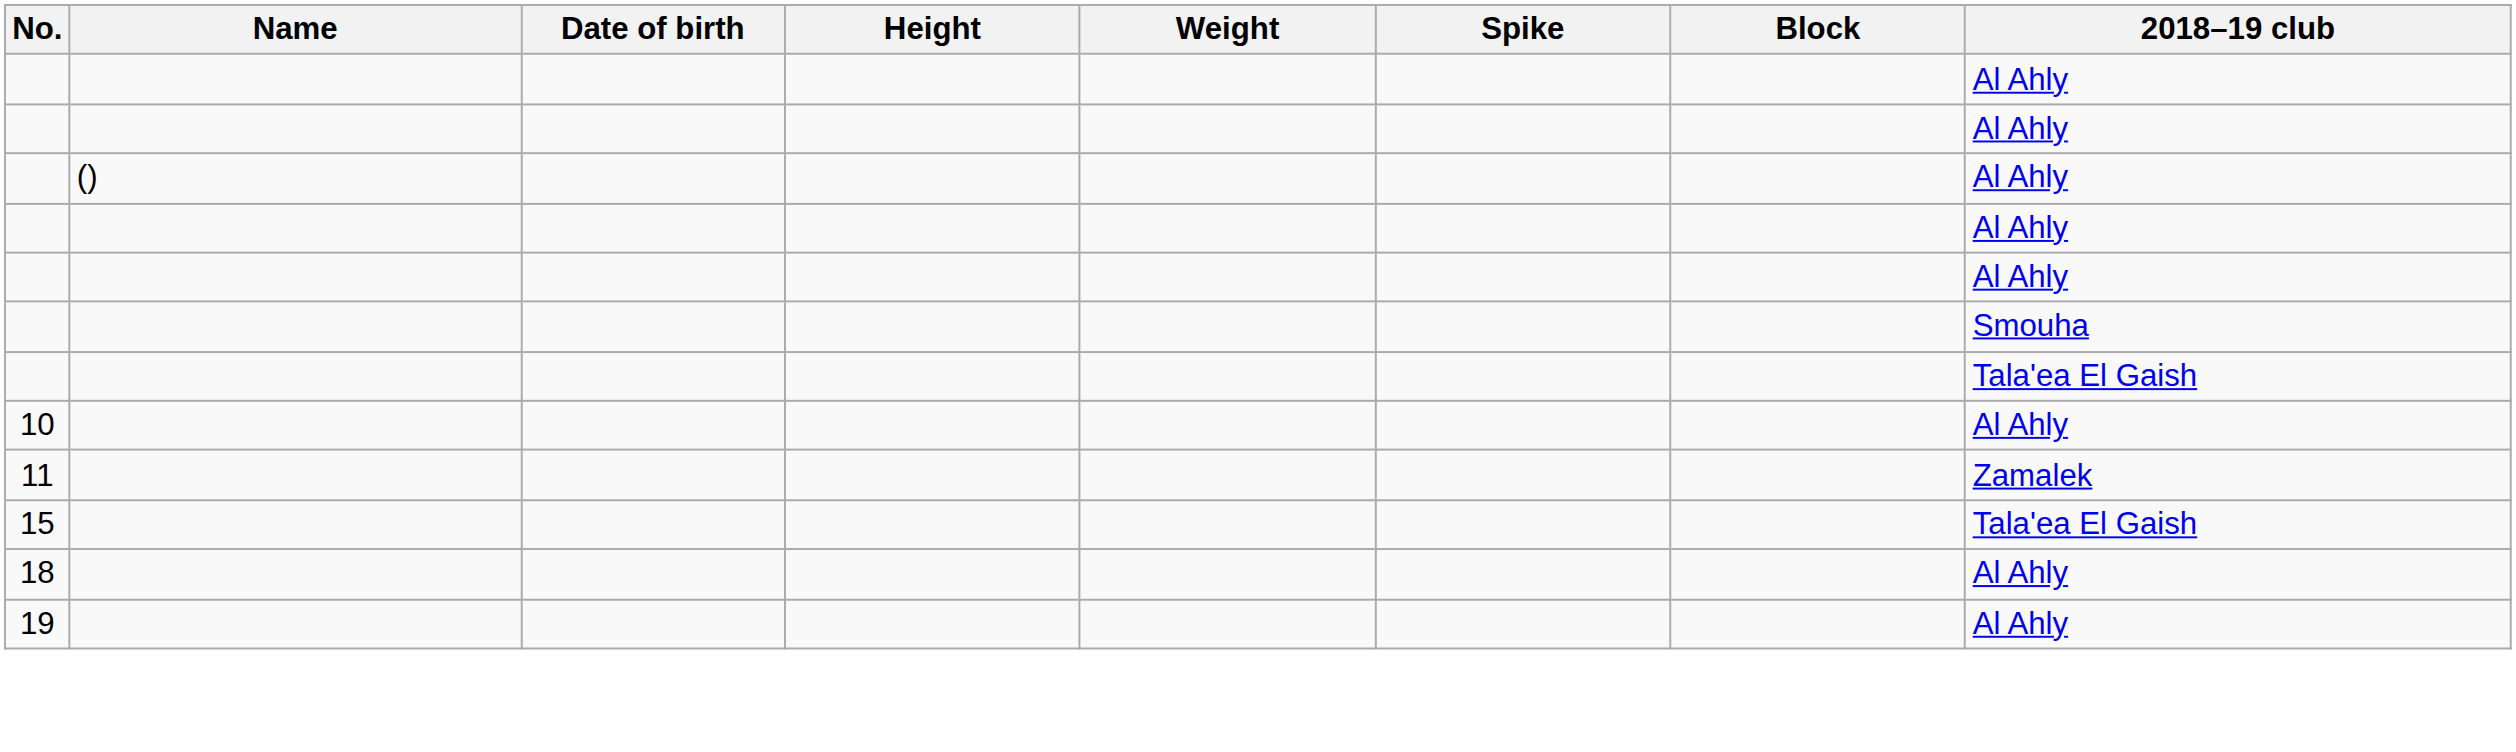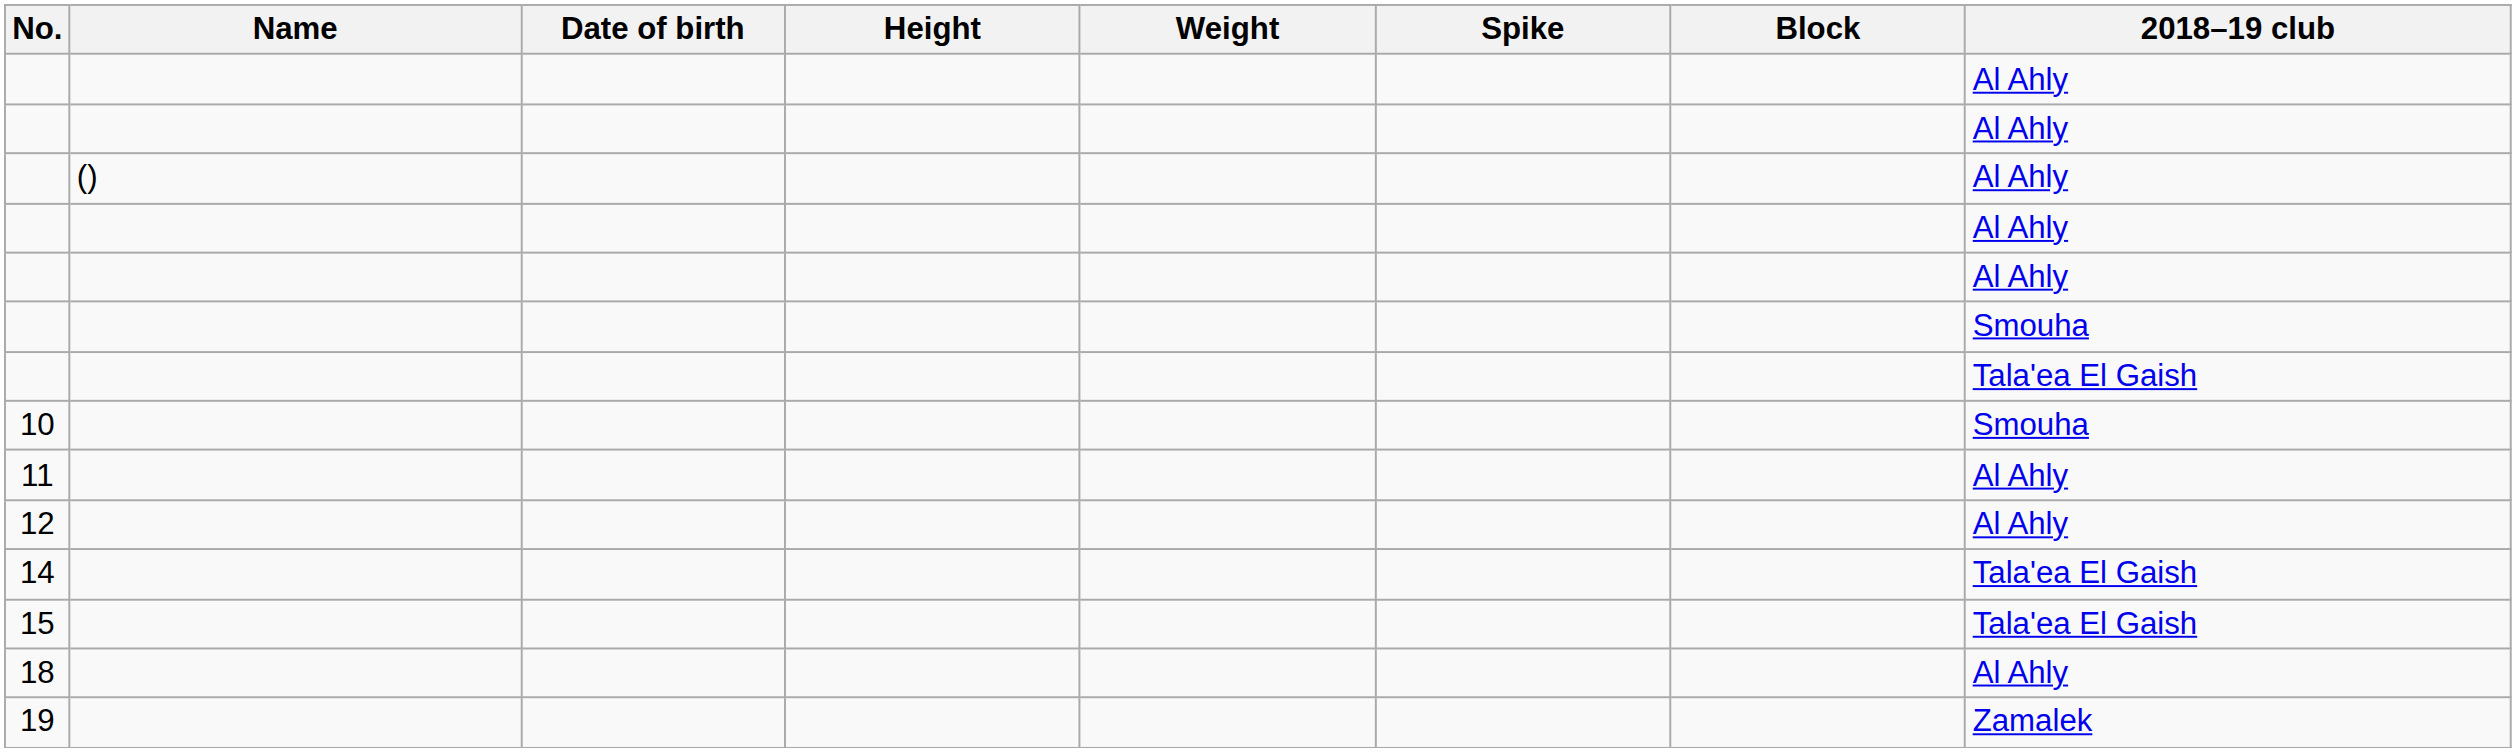(2020, 425) Al Ahly -> (2031, 425) Smouha
(2033, 474) Zamalek -> (2020, 474) Al Ahly
+ row: (37, 524)
+ row: (37, 573)
(2020, 623) Al Ahly -> (2033, 721) Zamalek
